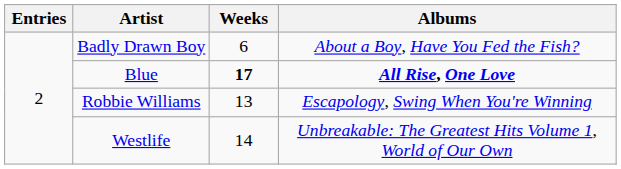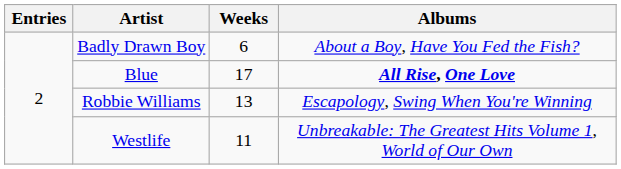(244, 74) bold -> (244, 74) normal
(244, 140) 14 -> (244, 140) 11
